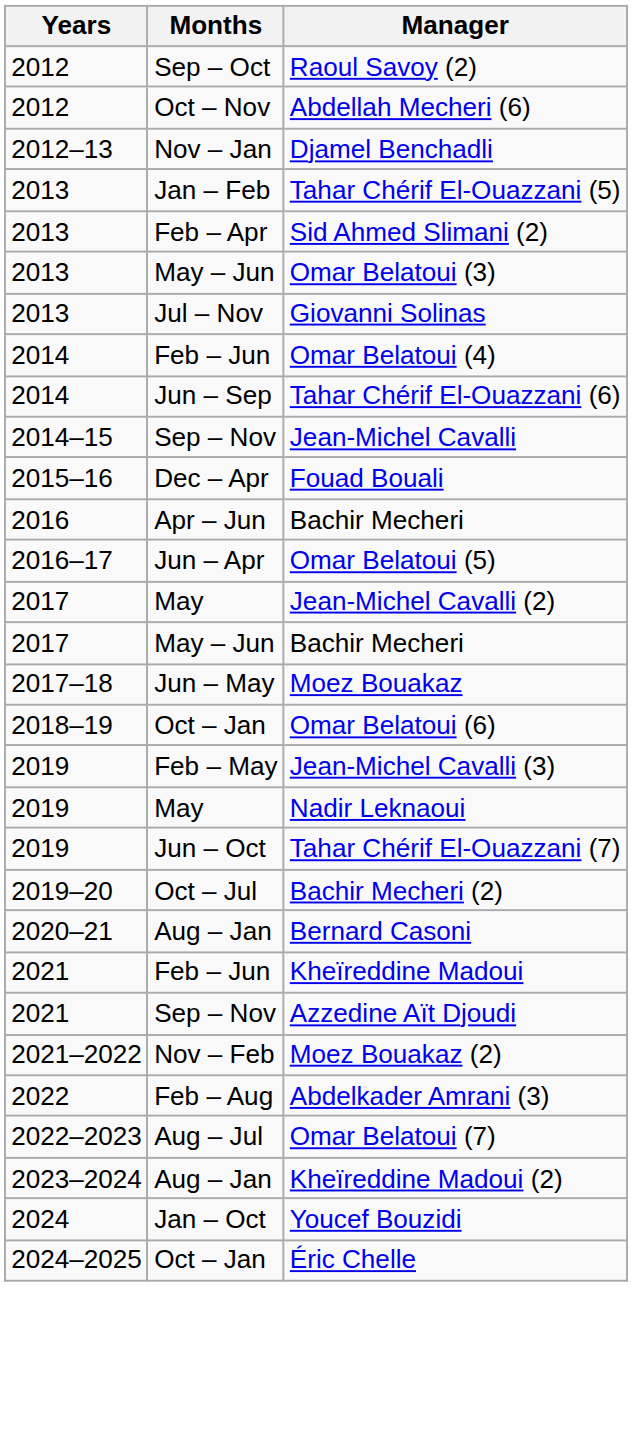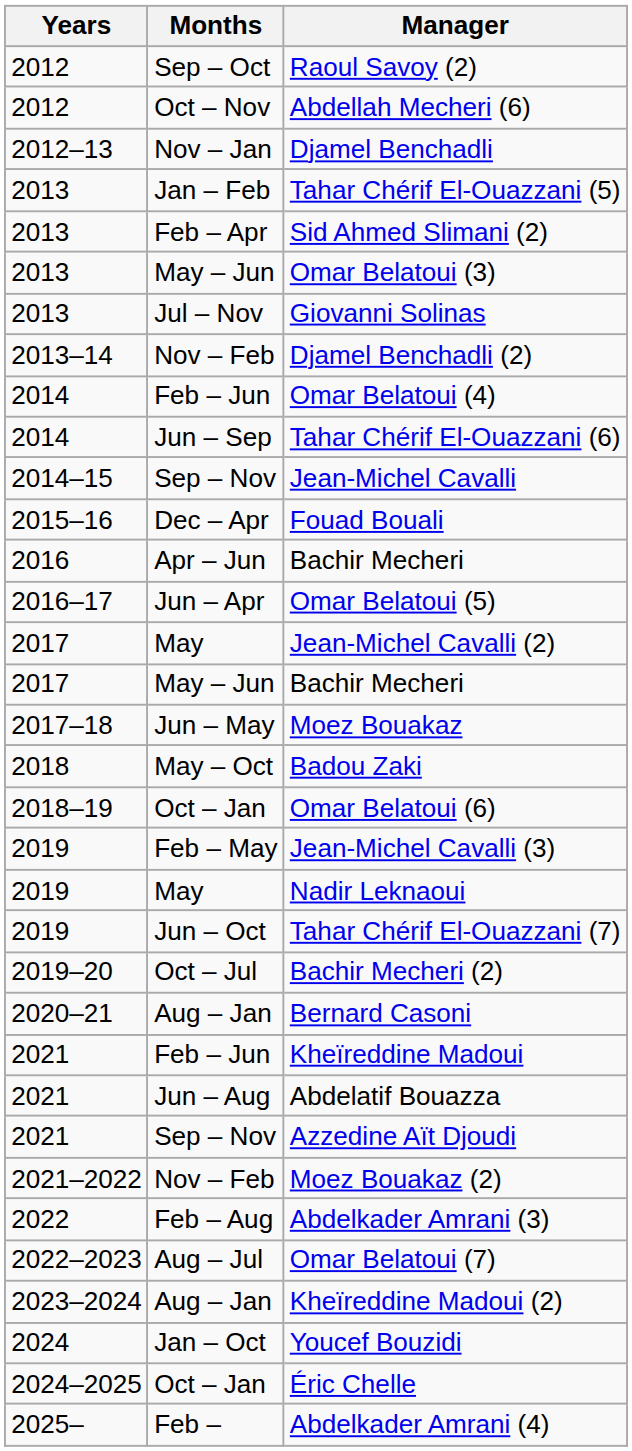+ row: (214, 355)
+ row: (214, 767)
+ row: (212, 1096)
+ row: (188, 1425)
